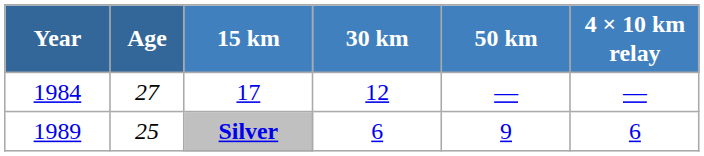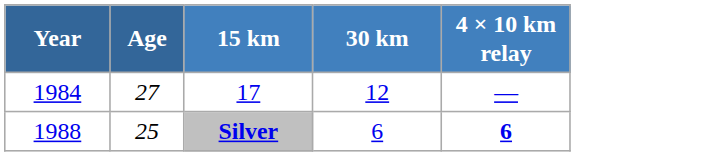- column: (506, 38)
(57, 131) 1989 -> (57, 131) 1988
(635, 131) normal -> (506, 131) bold
